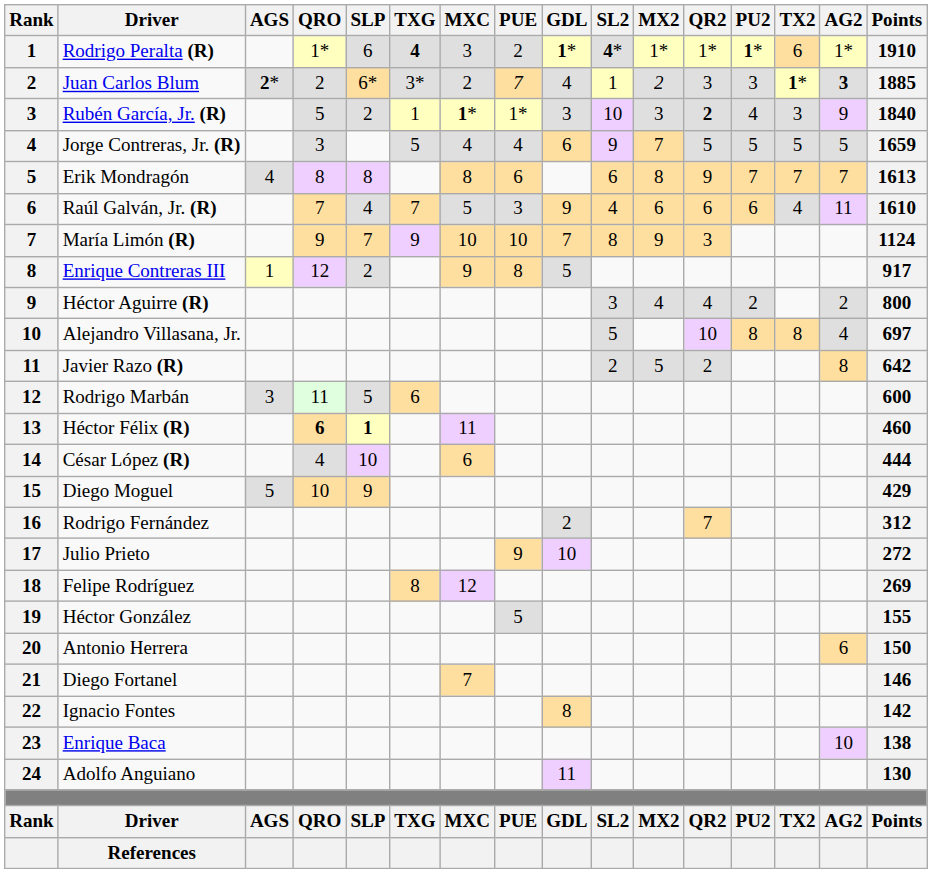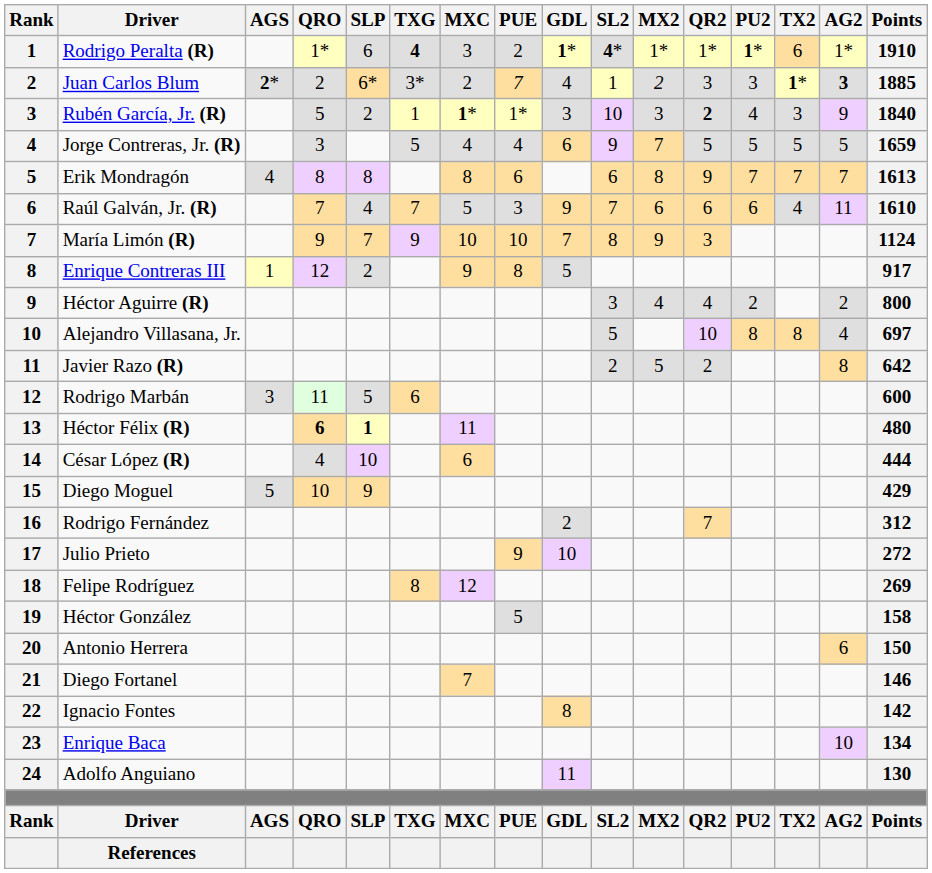(613, 208) 4 -> (613, 208) 7
(897, 428) 460 -> (897, 428) 480
(897, 616) 155 -> (897, 616) 158
(897, 742) 138 -> (897, 742) 134
